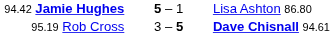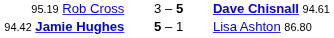rows swapped: (78, 27) <-> (64, 9)
